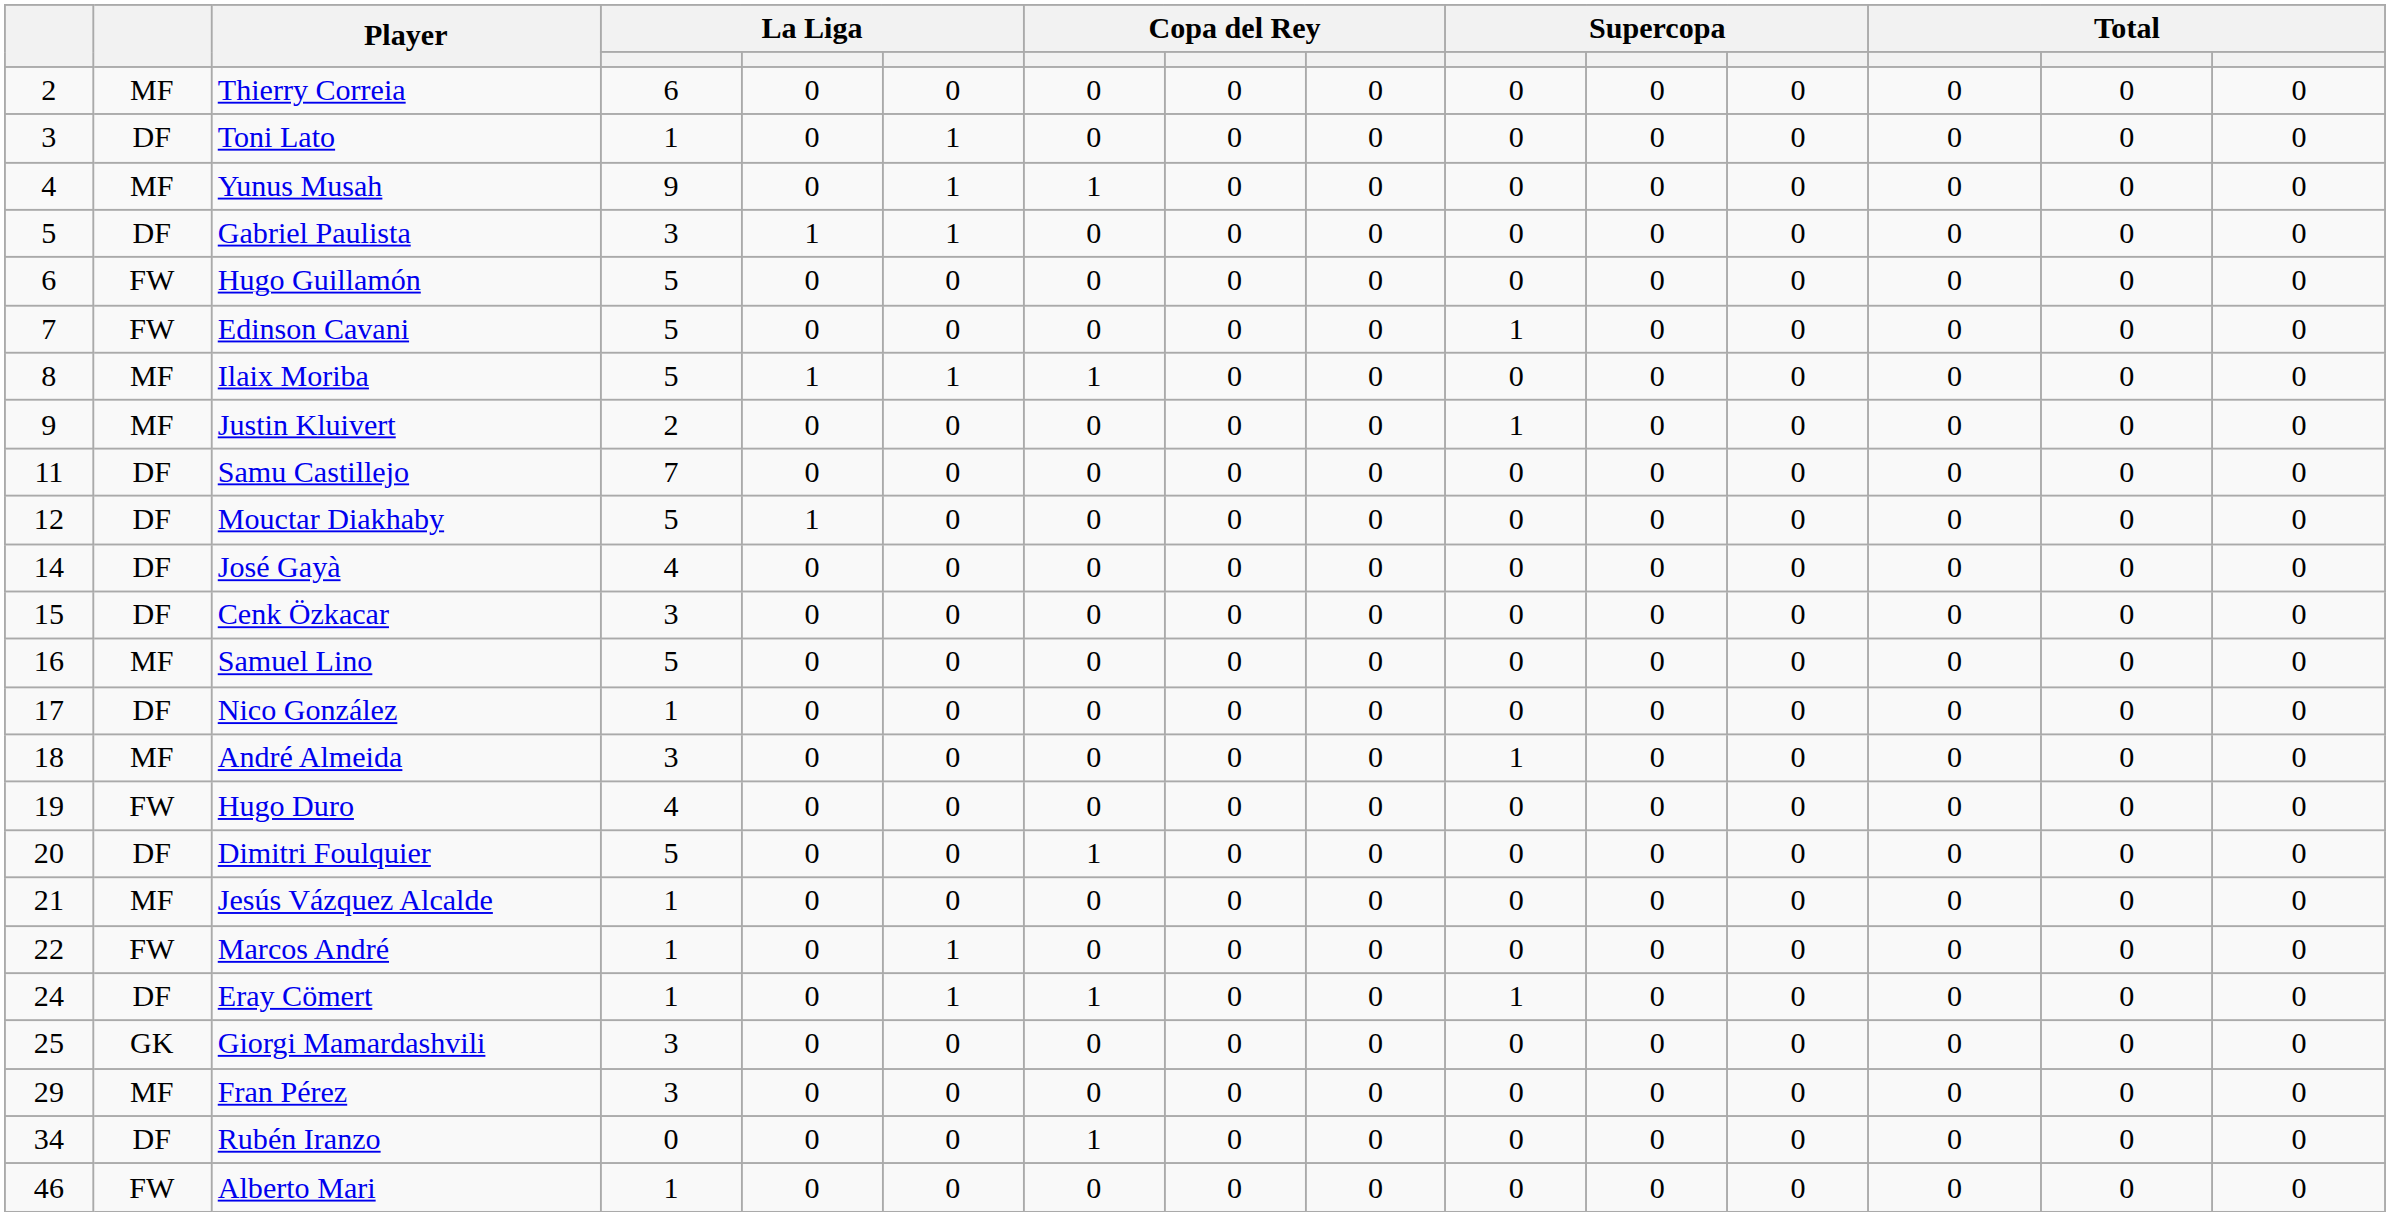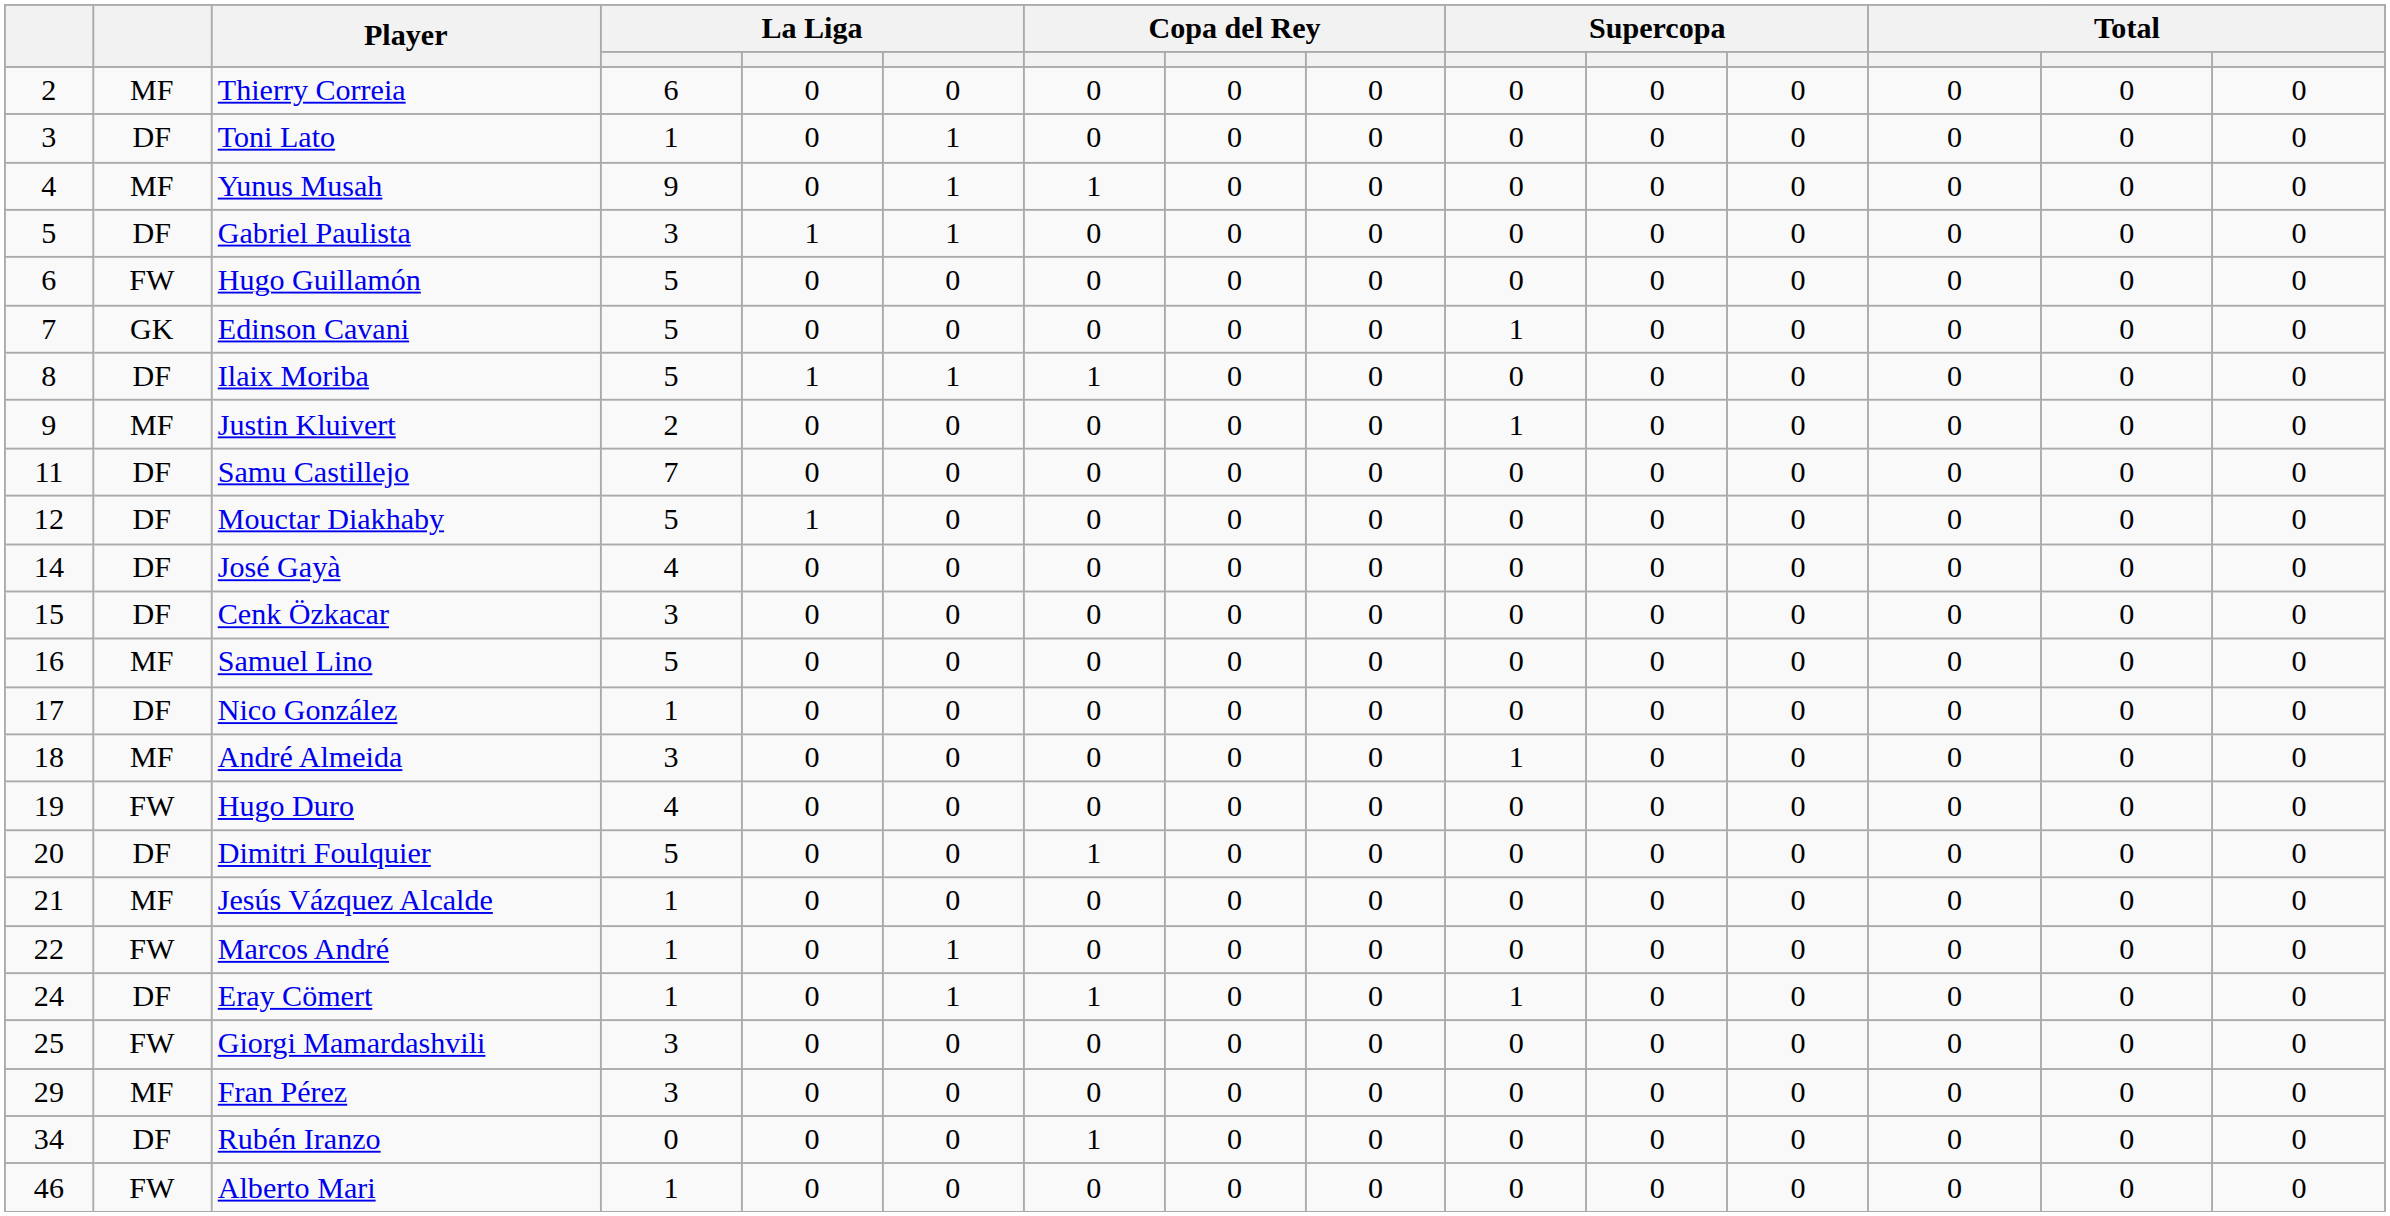(152, 328) FW -> (152, 328) GK
(152, 376) MF -> (152, 376) DF
(152, 1044) GK -> (152, 1044) FW
